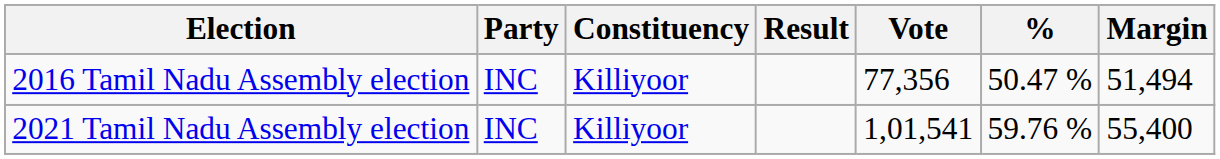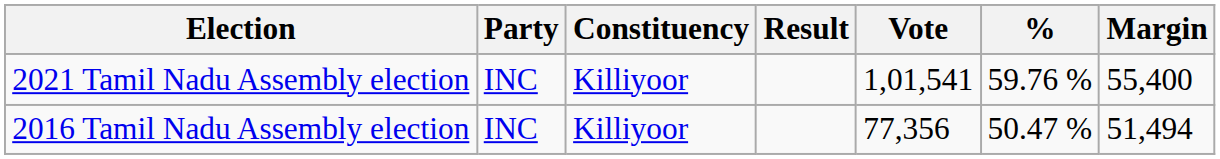rows swapped: (241, 79) <-> (241, 128)
